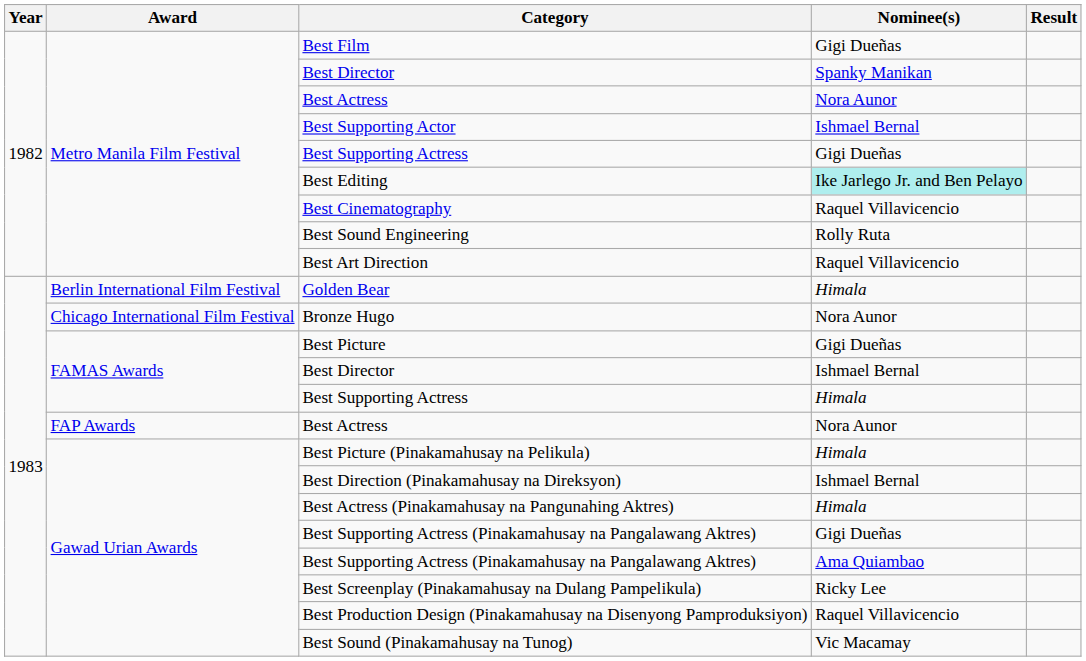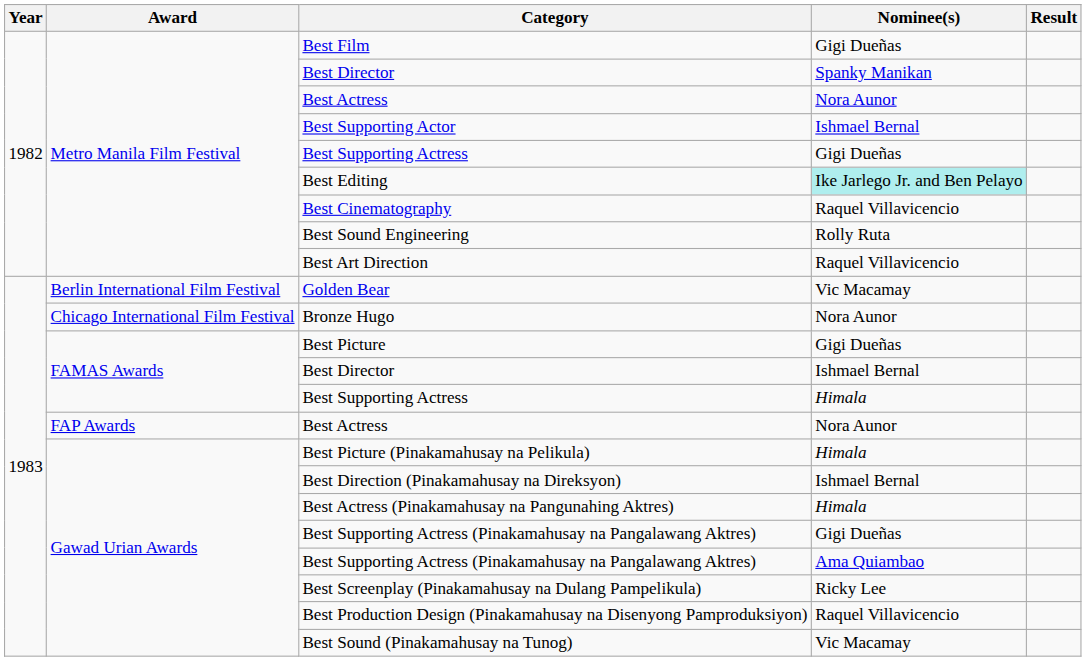(841, 289) Himala -> (863, 289) Vic Macamay
